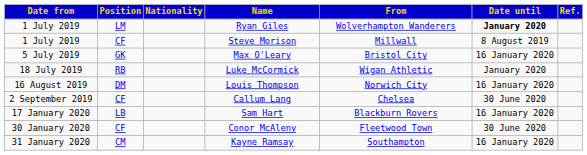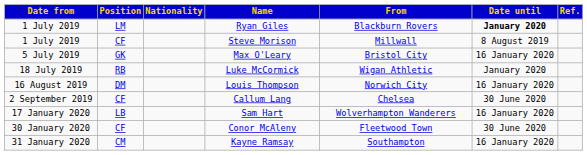(396, 26) Wolverhampton Wanderers -> (396, 26) Blackburn Rovers
(396, 113) Blackburn Rovers -> (396, 113) Wolverhampton Wanderers
